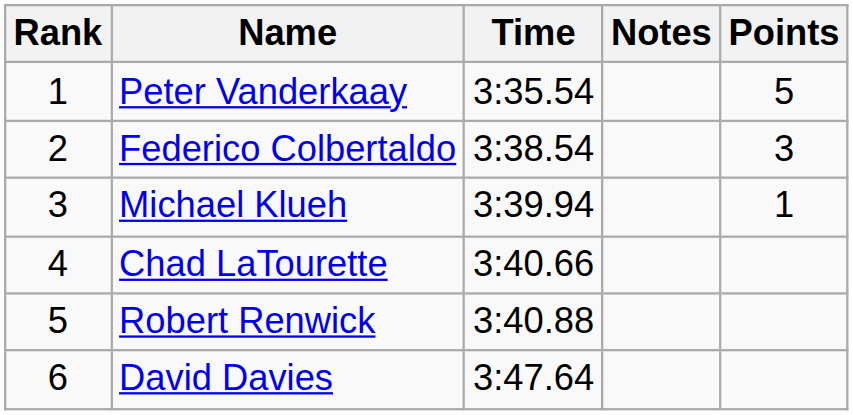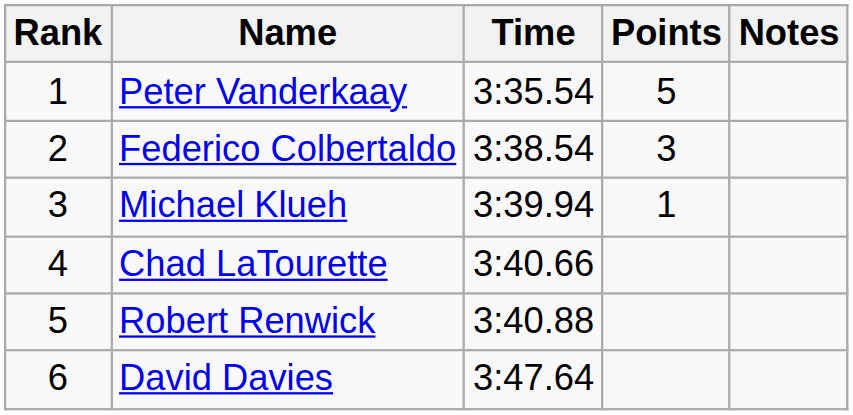columns swapped: (784, 33) <-> (661, 33)
